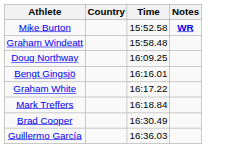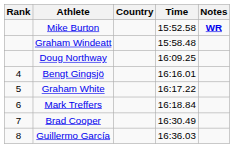+ column: (18, 12)
